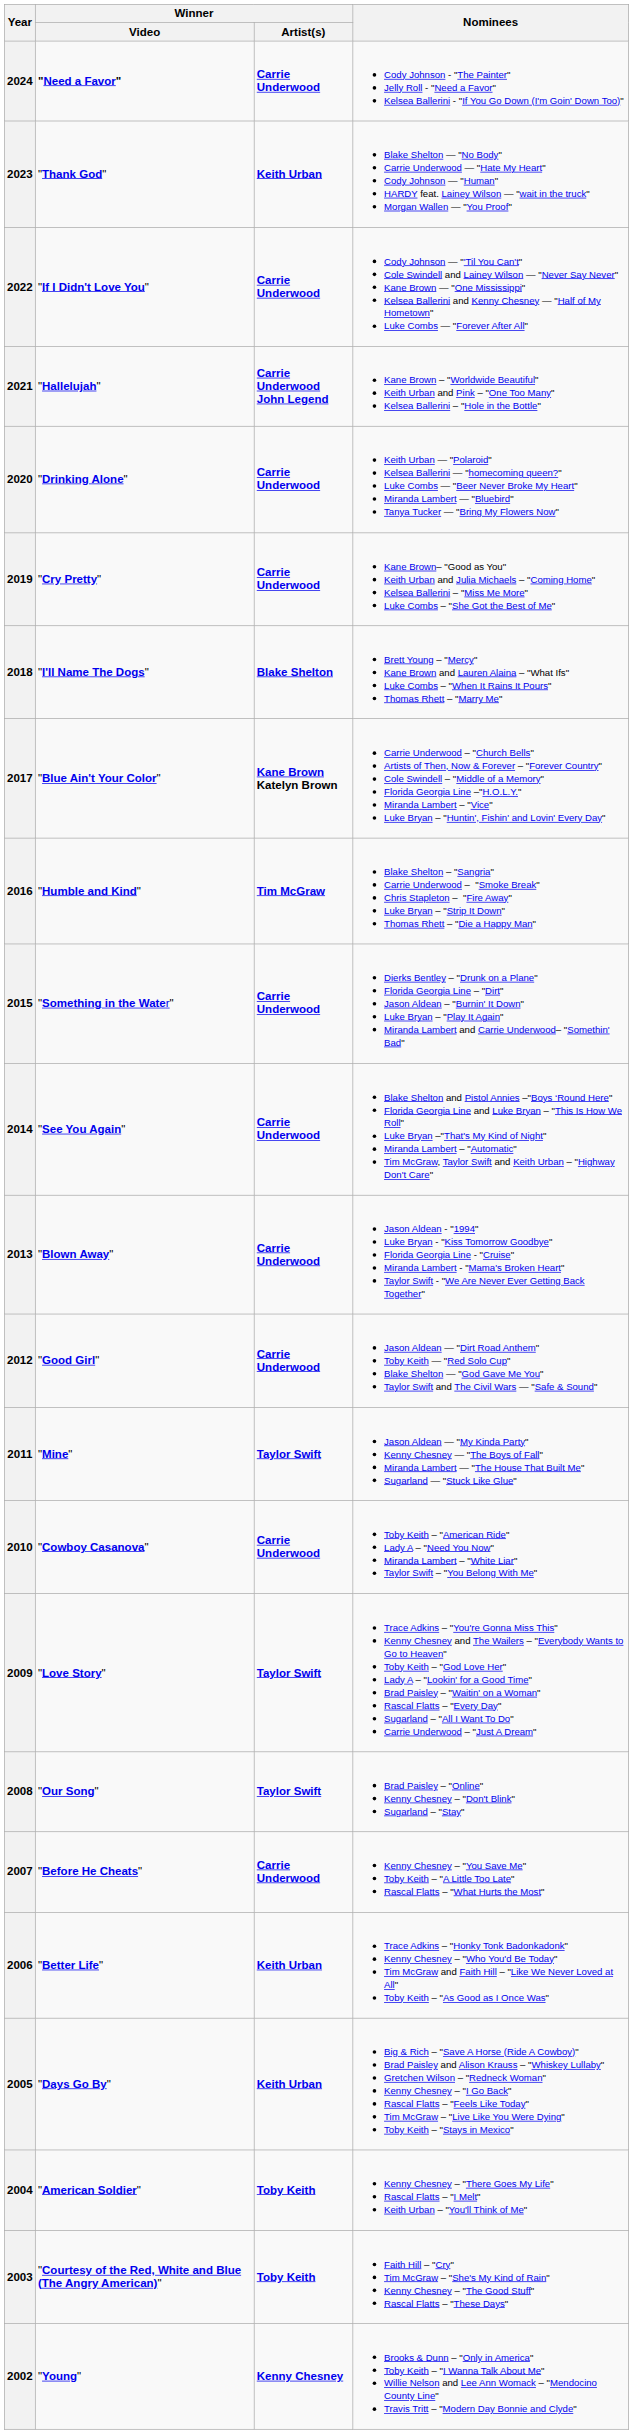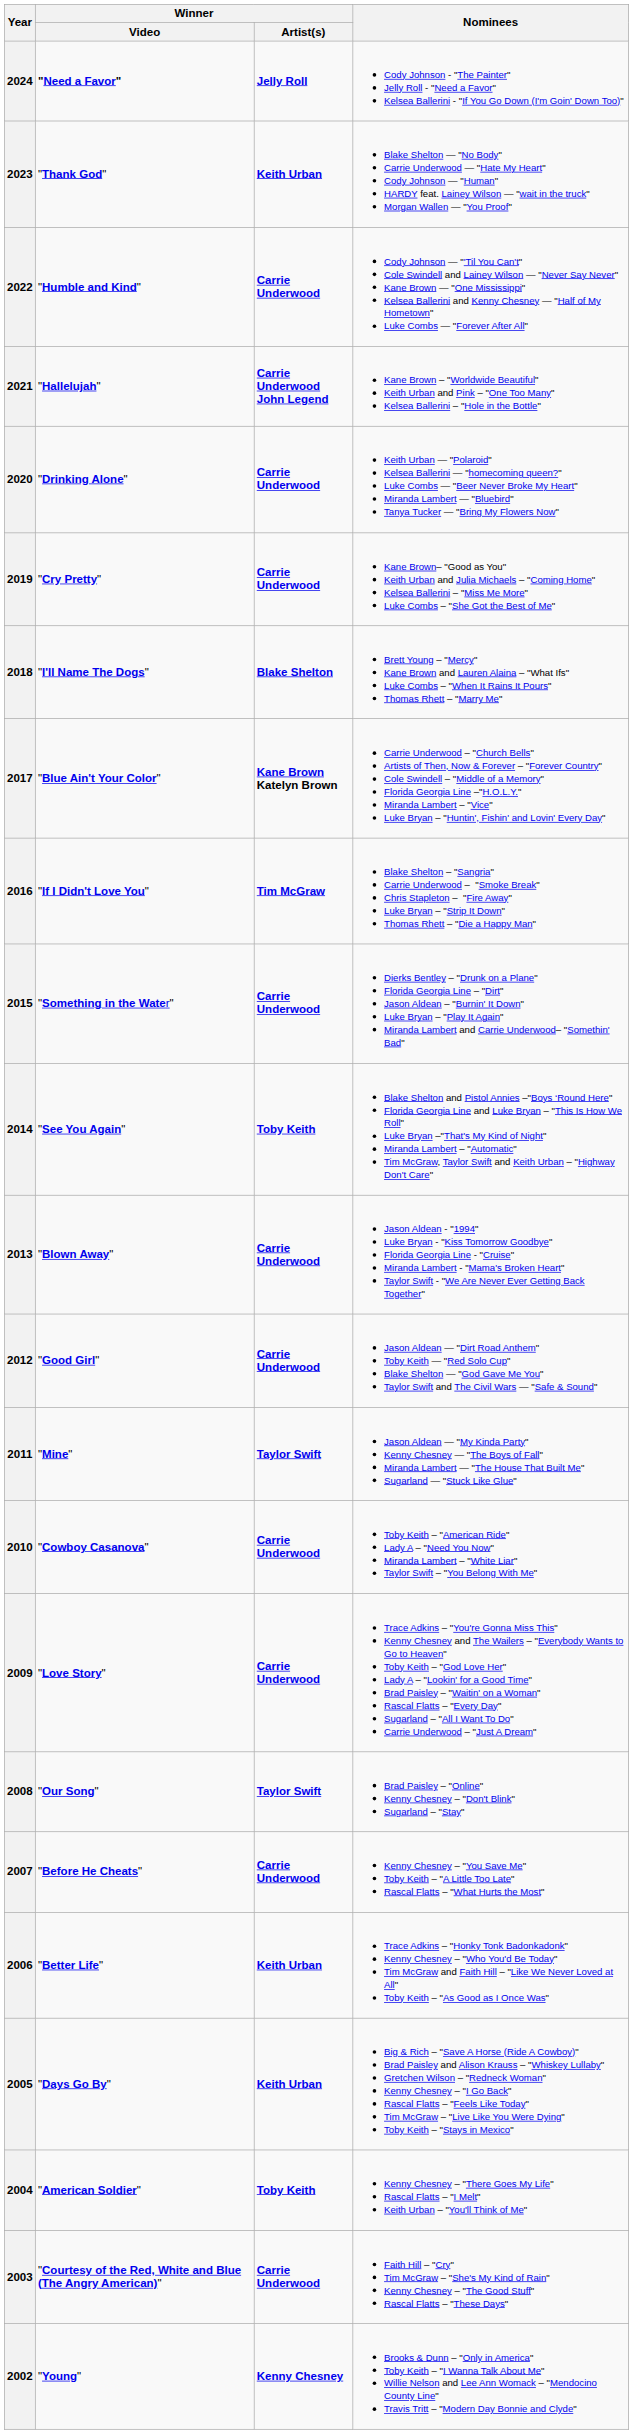(288, 81) Carrie Underwood -> (282, 81) Jelly Roll
(93, 286) "If I Didn't Love You" -> (89, 286) "Humble and Kind"
(89, 891) "Humble and Kind" -> (93, 891) "If I Didn't Love You"
(288, 1129) Carrie Underwood -> (286, 1129) Toby Keith
(289, 1672) Taylor Swift -> (288, 1672) Carrie Underwood
(286, 2277) Toby Keith -> (288, 2277) Carrie Underwood
